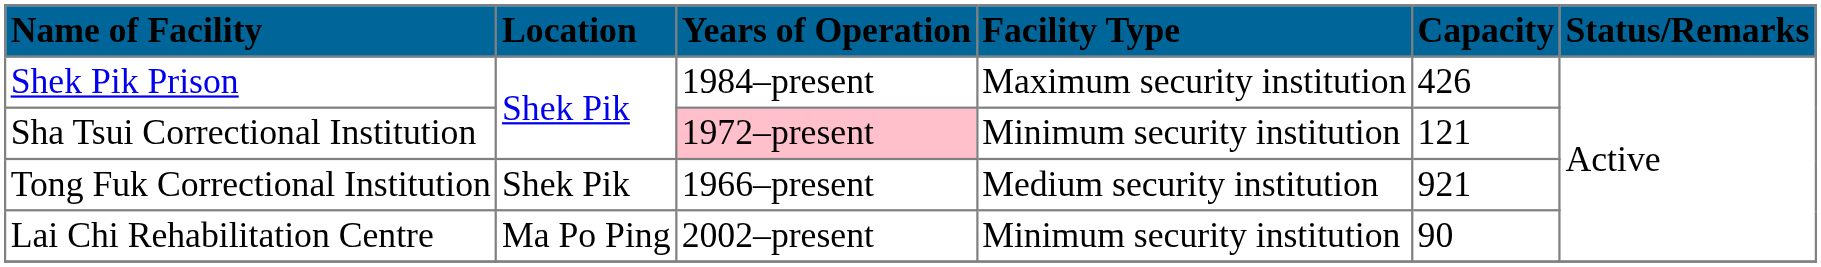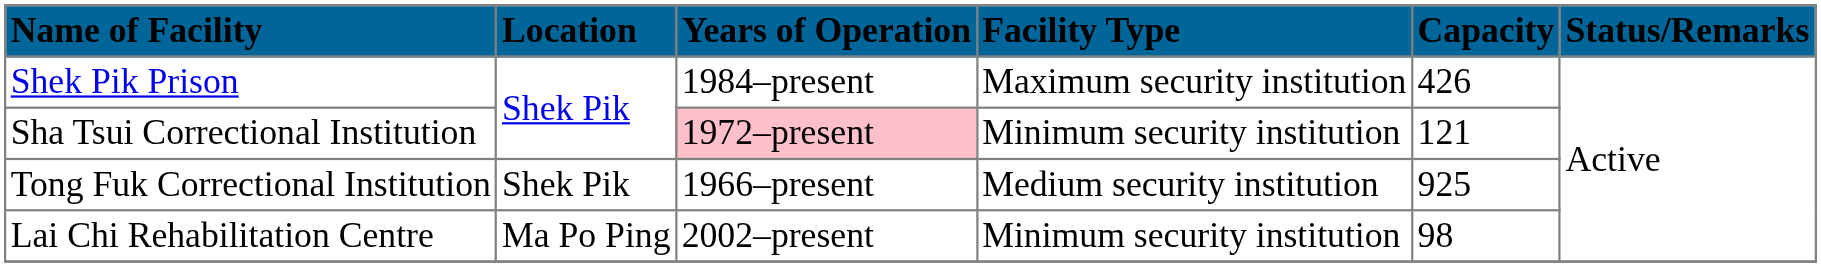(1444, 184) 921 -> (1444, 184) 925
(1435, 235) 90 -> (1435, 235) 98
